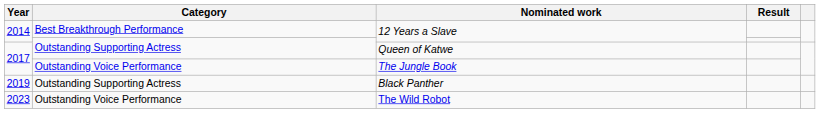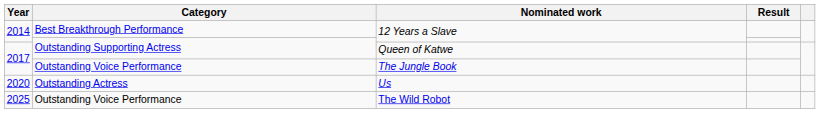- row: (108, 83)
+ row: (81, 83)
(18, 100) 2023 -> (18, 100) 2025
